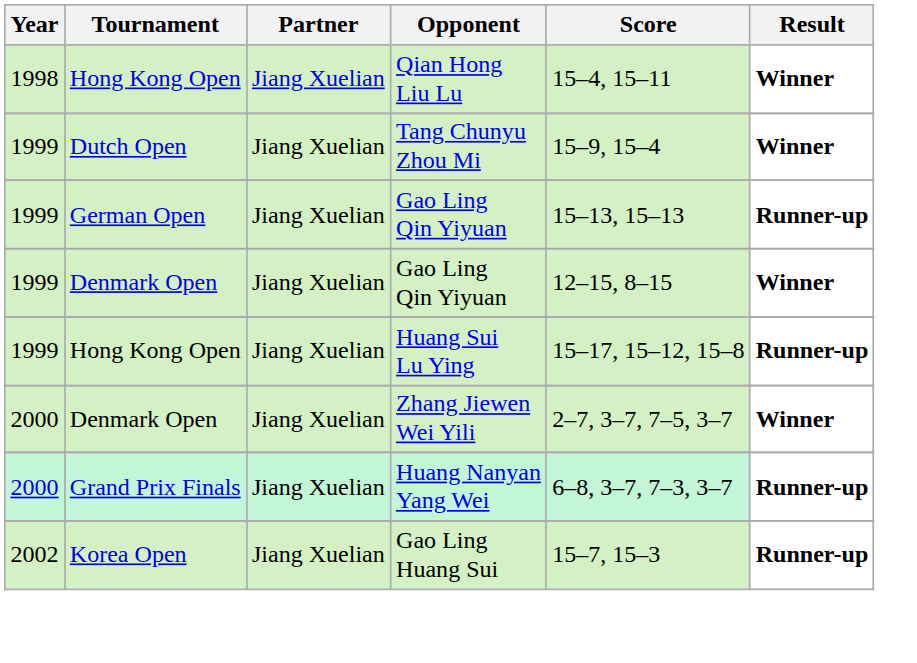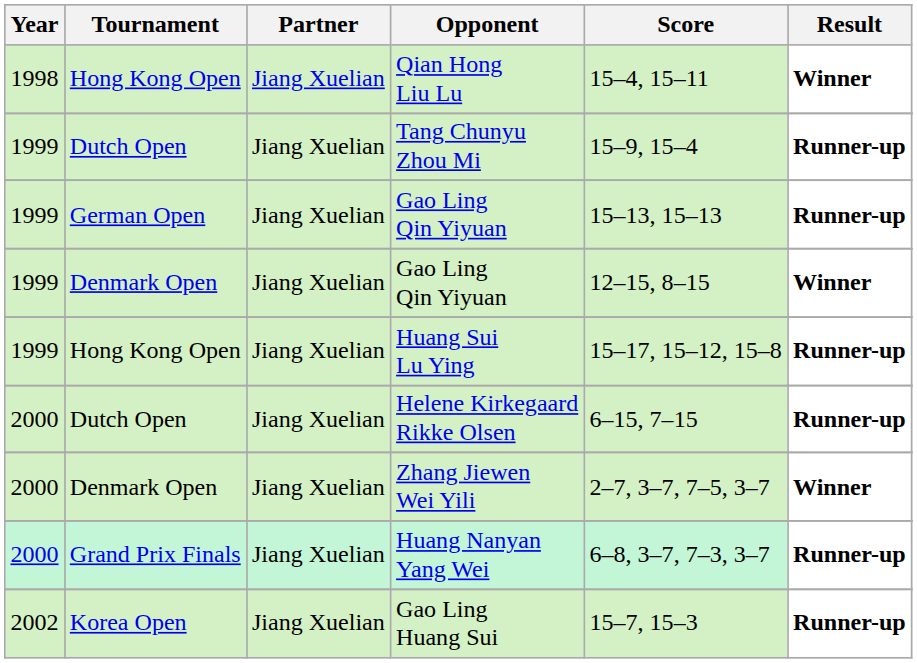(795, 146) Winner -> (849, 146) Runner-up
+ row: (128, 418)
